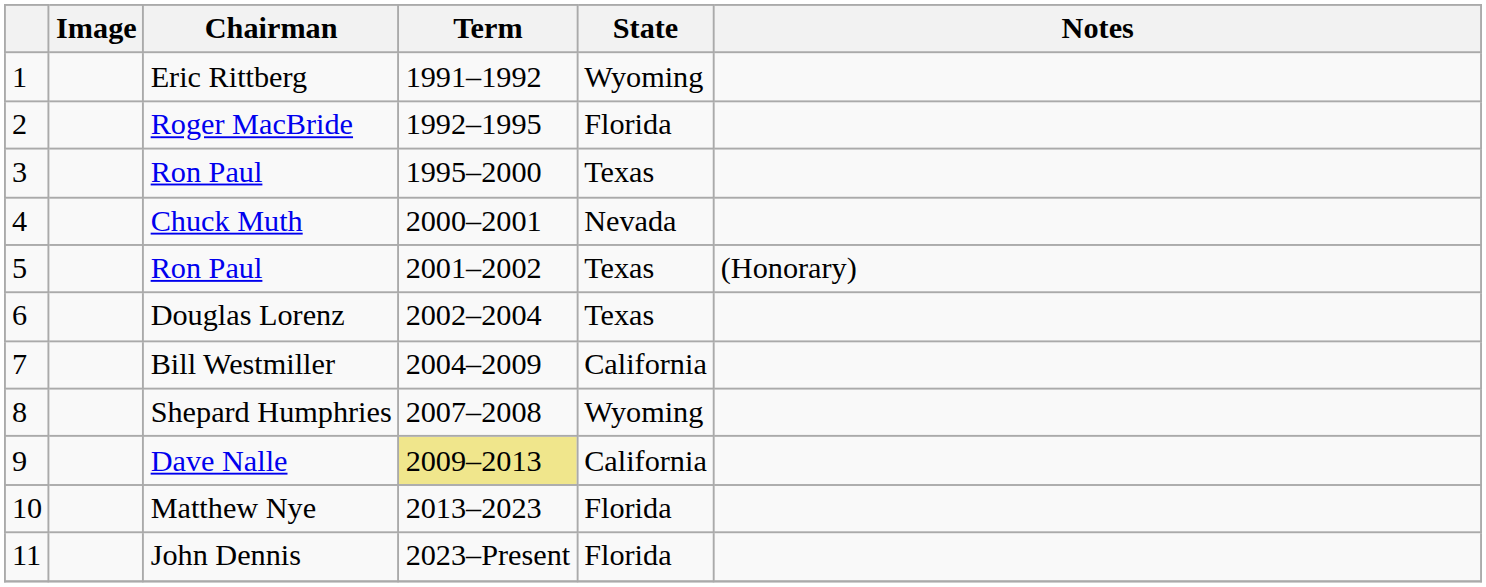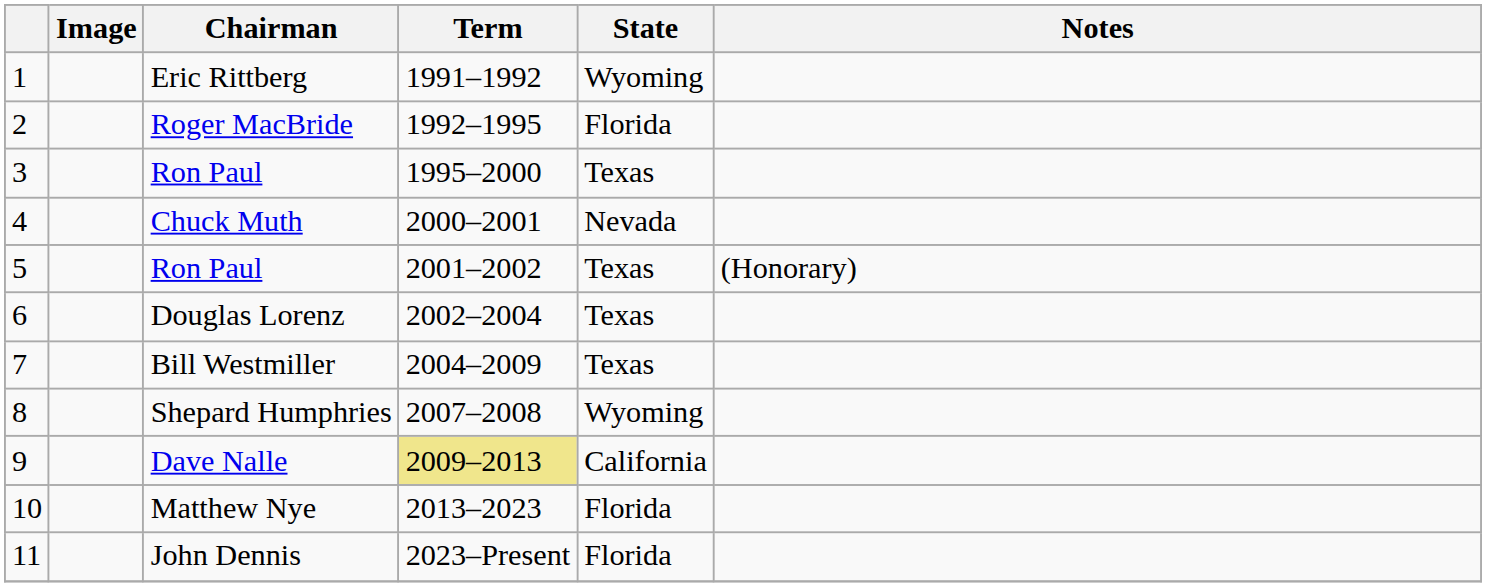(646, 364) California -> (619, 364) Texas
